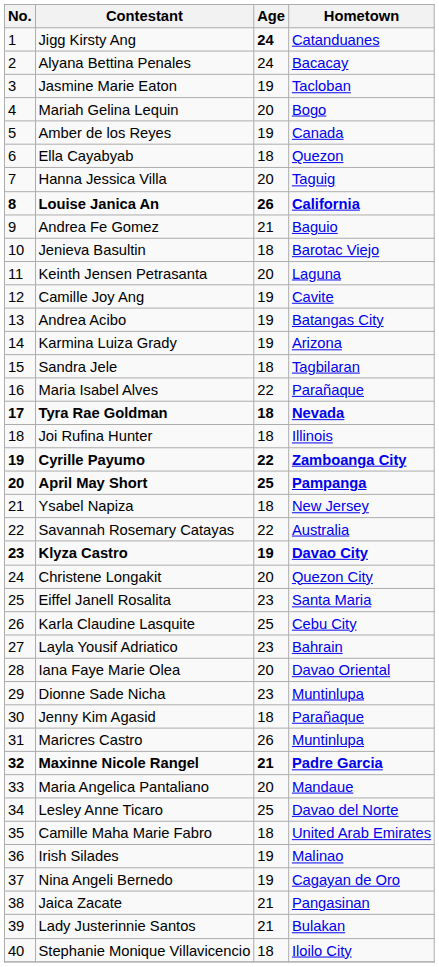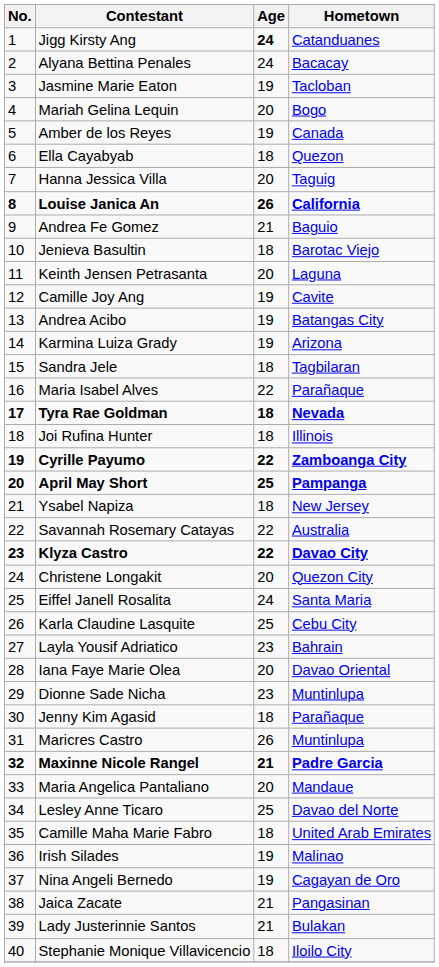(265, 553) 19 -> (265, 553) 22
(265, 600) 23 -> (265, 600) 24
